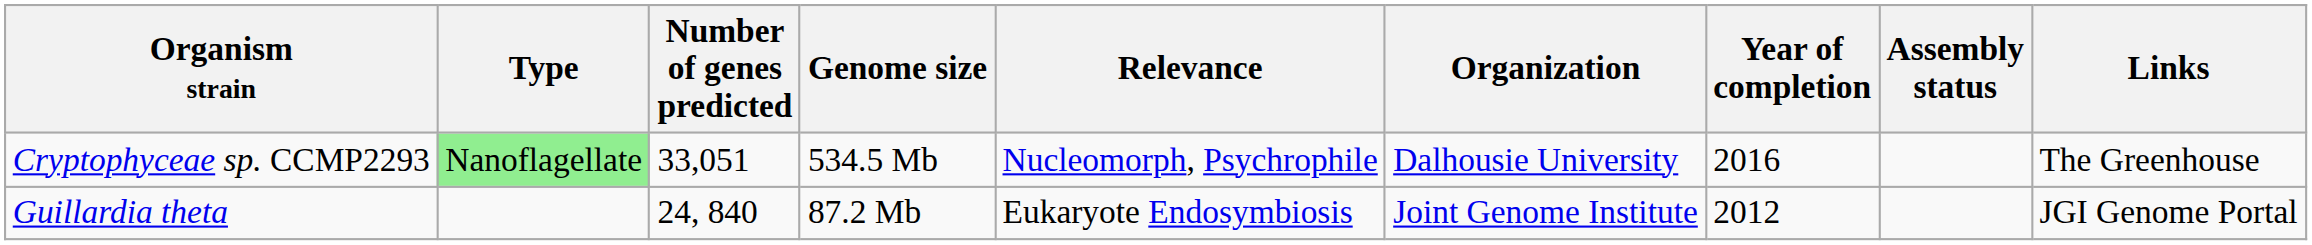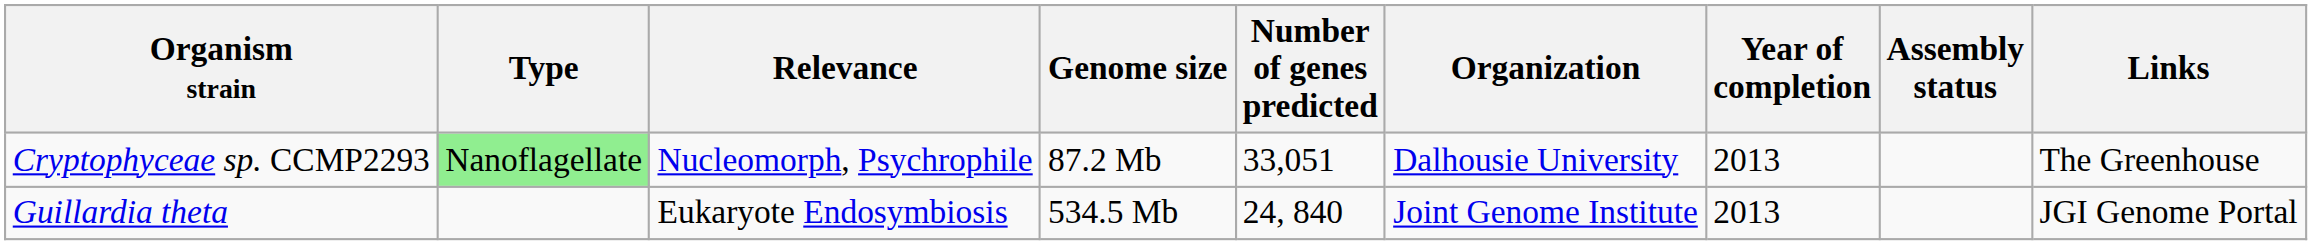columns swapped: (1190, 68) <-> (725, 68)
(873, 159) 534.5 Mb -> (1105, 159) 87.2 Mb
(1747, 159) 2016 -> (1747, 159) 2013
(865, 212) 87.2 Mb -> (1113, 212) 534.5 Mb
(1747, 212) 2012 -> (1747, 212) 2013
